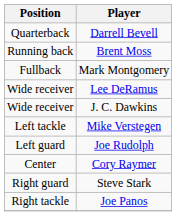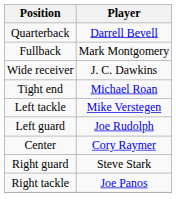- row: (124, 51)
- row: (124, 88)
+ row: (124, 88)
